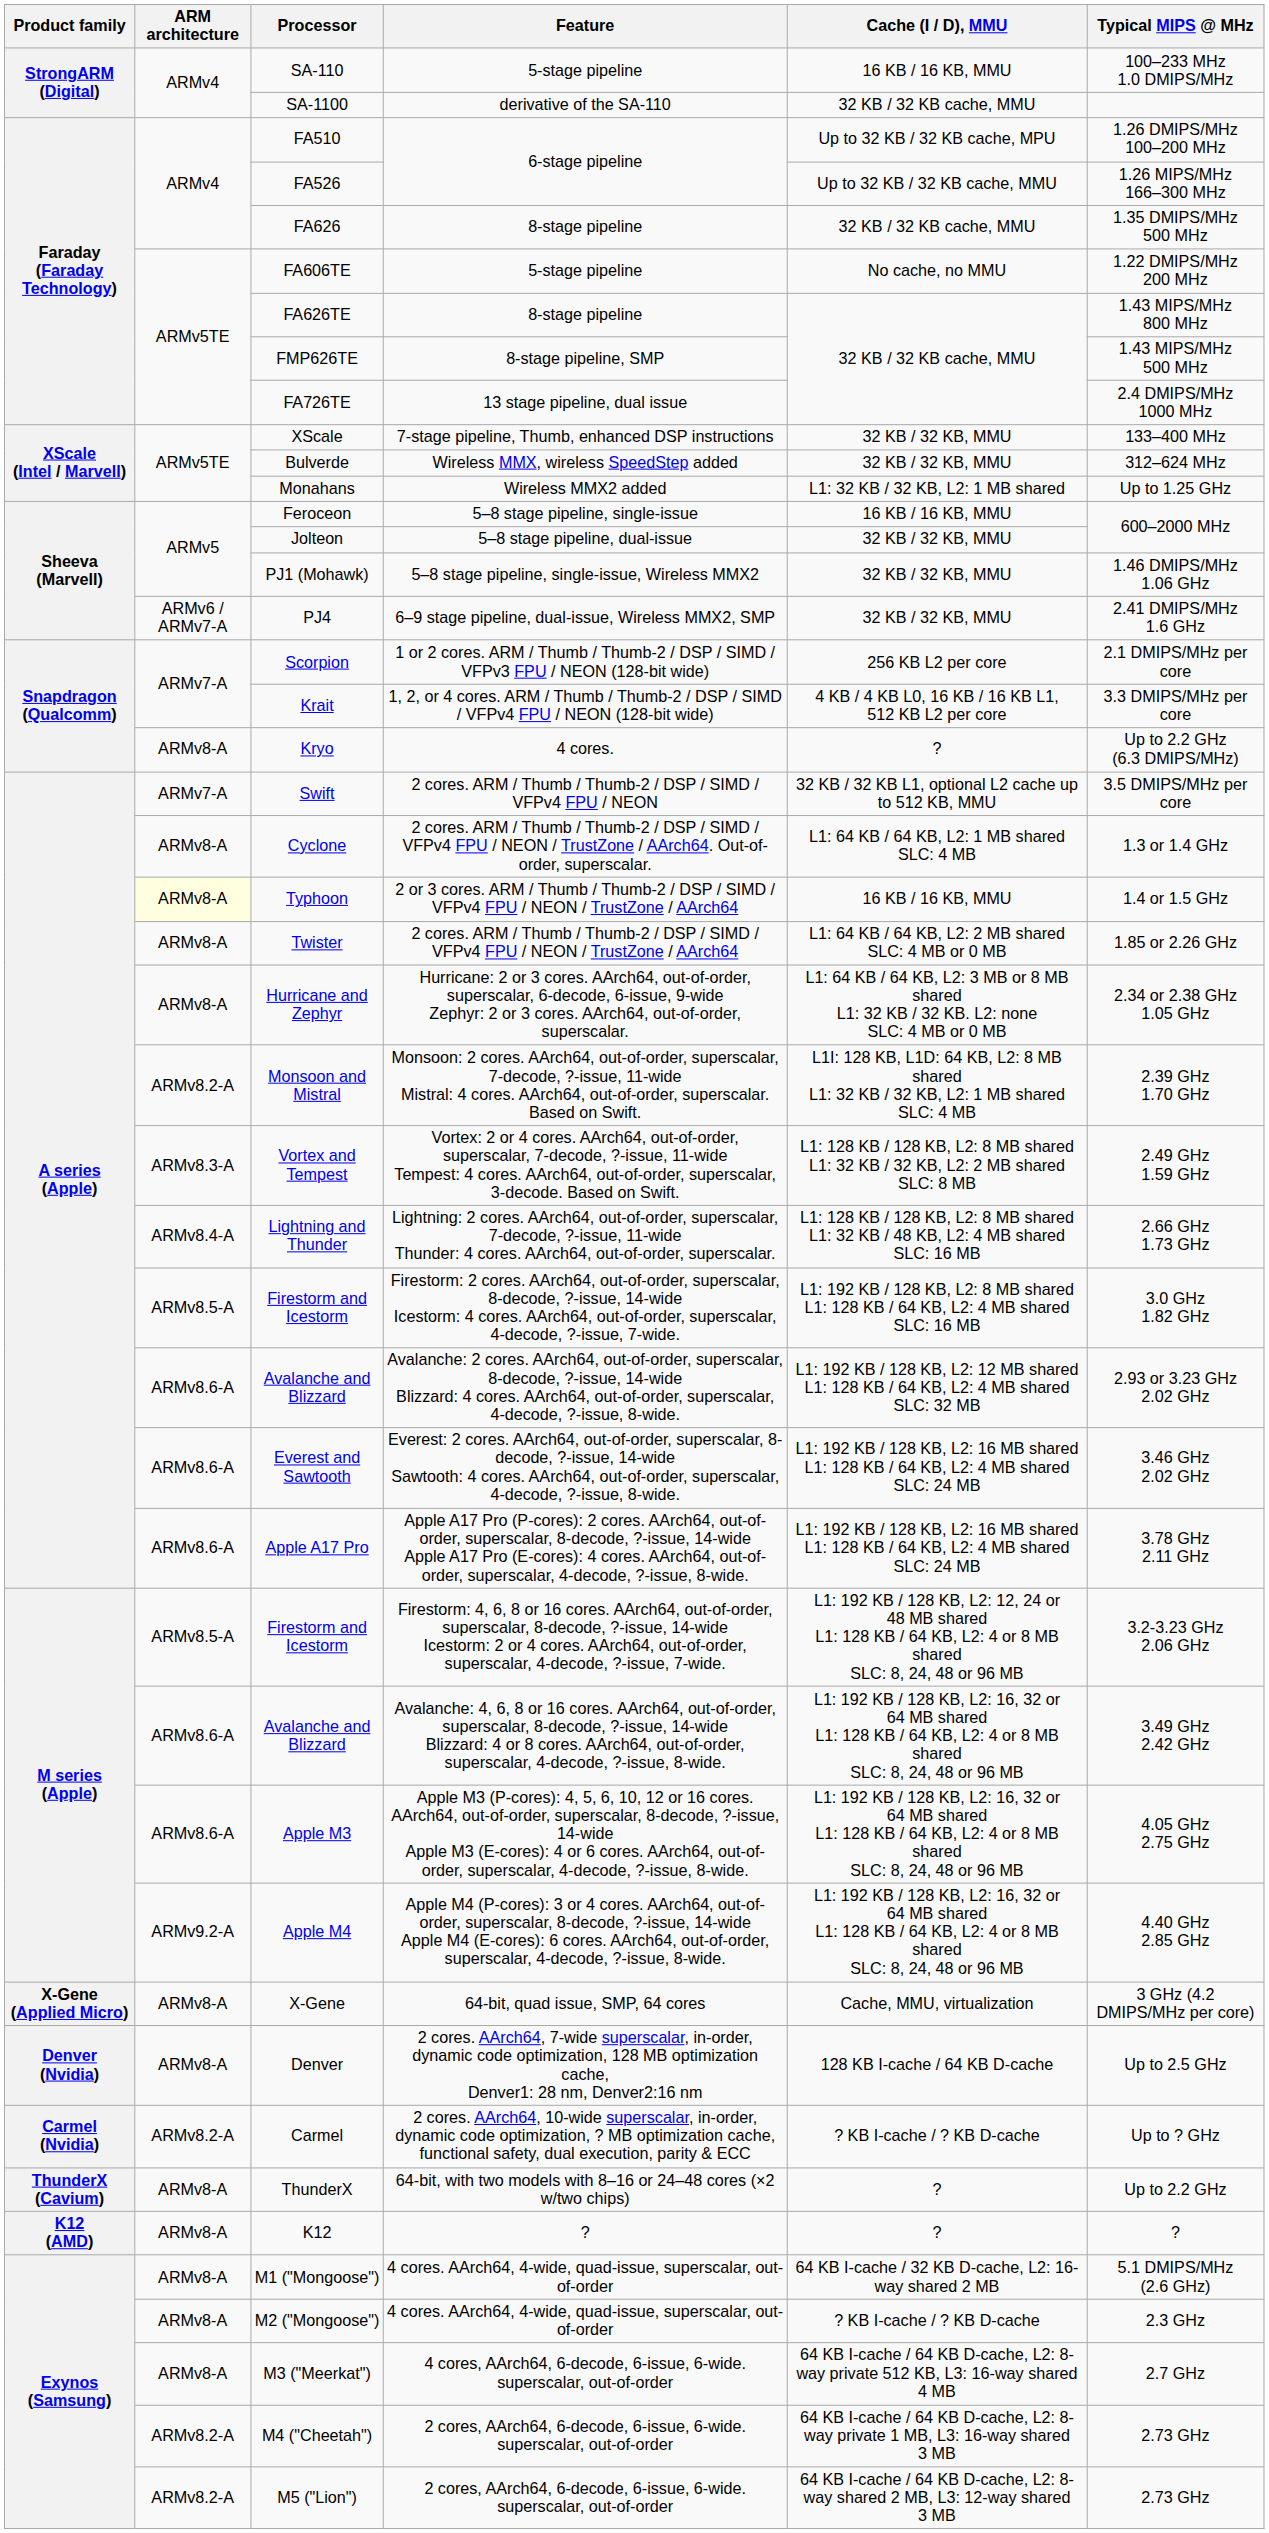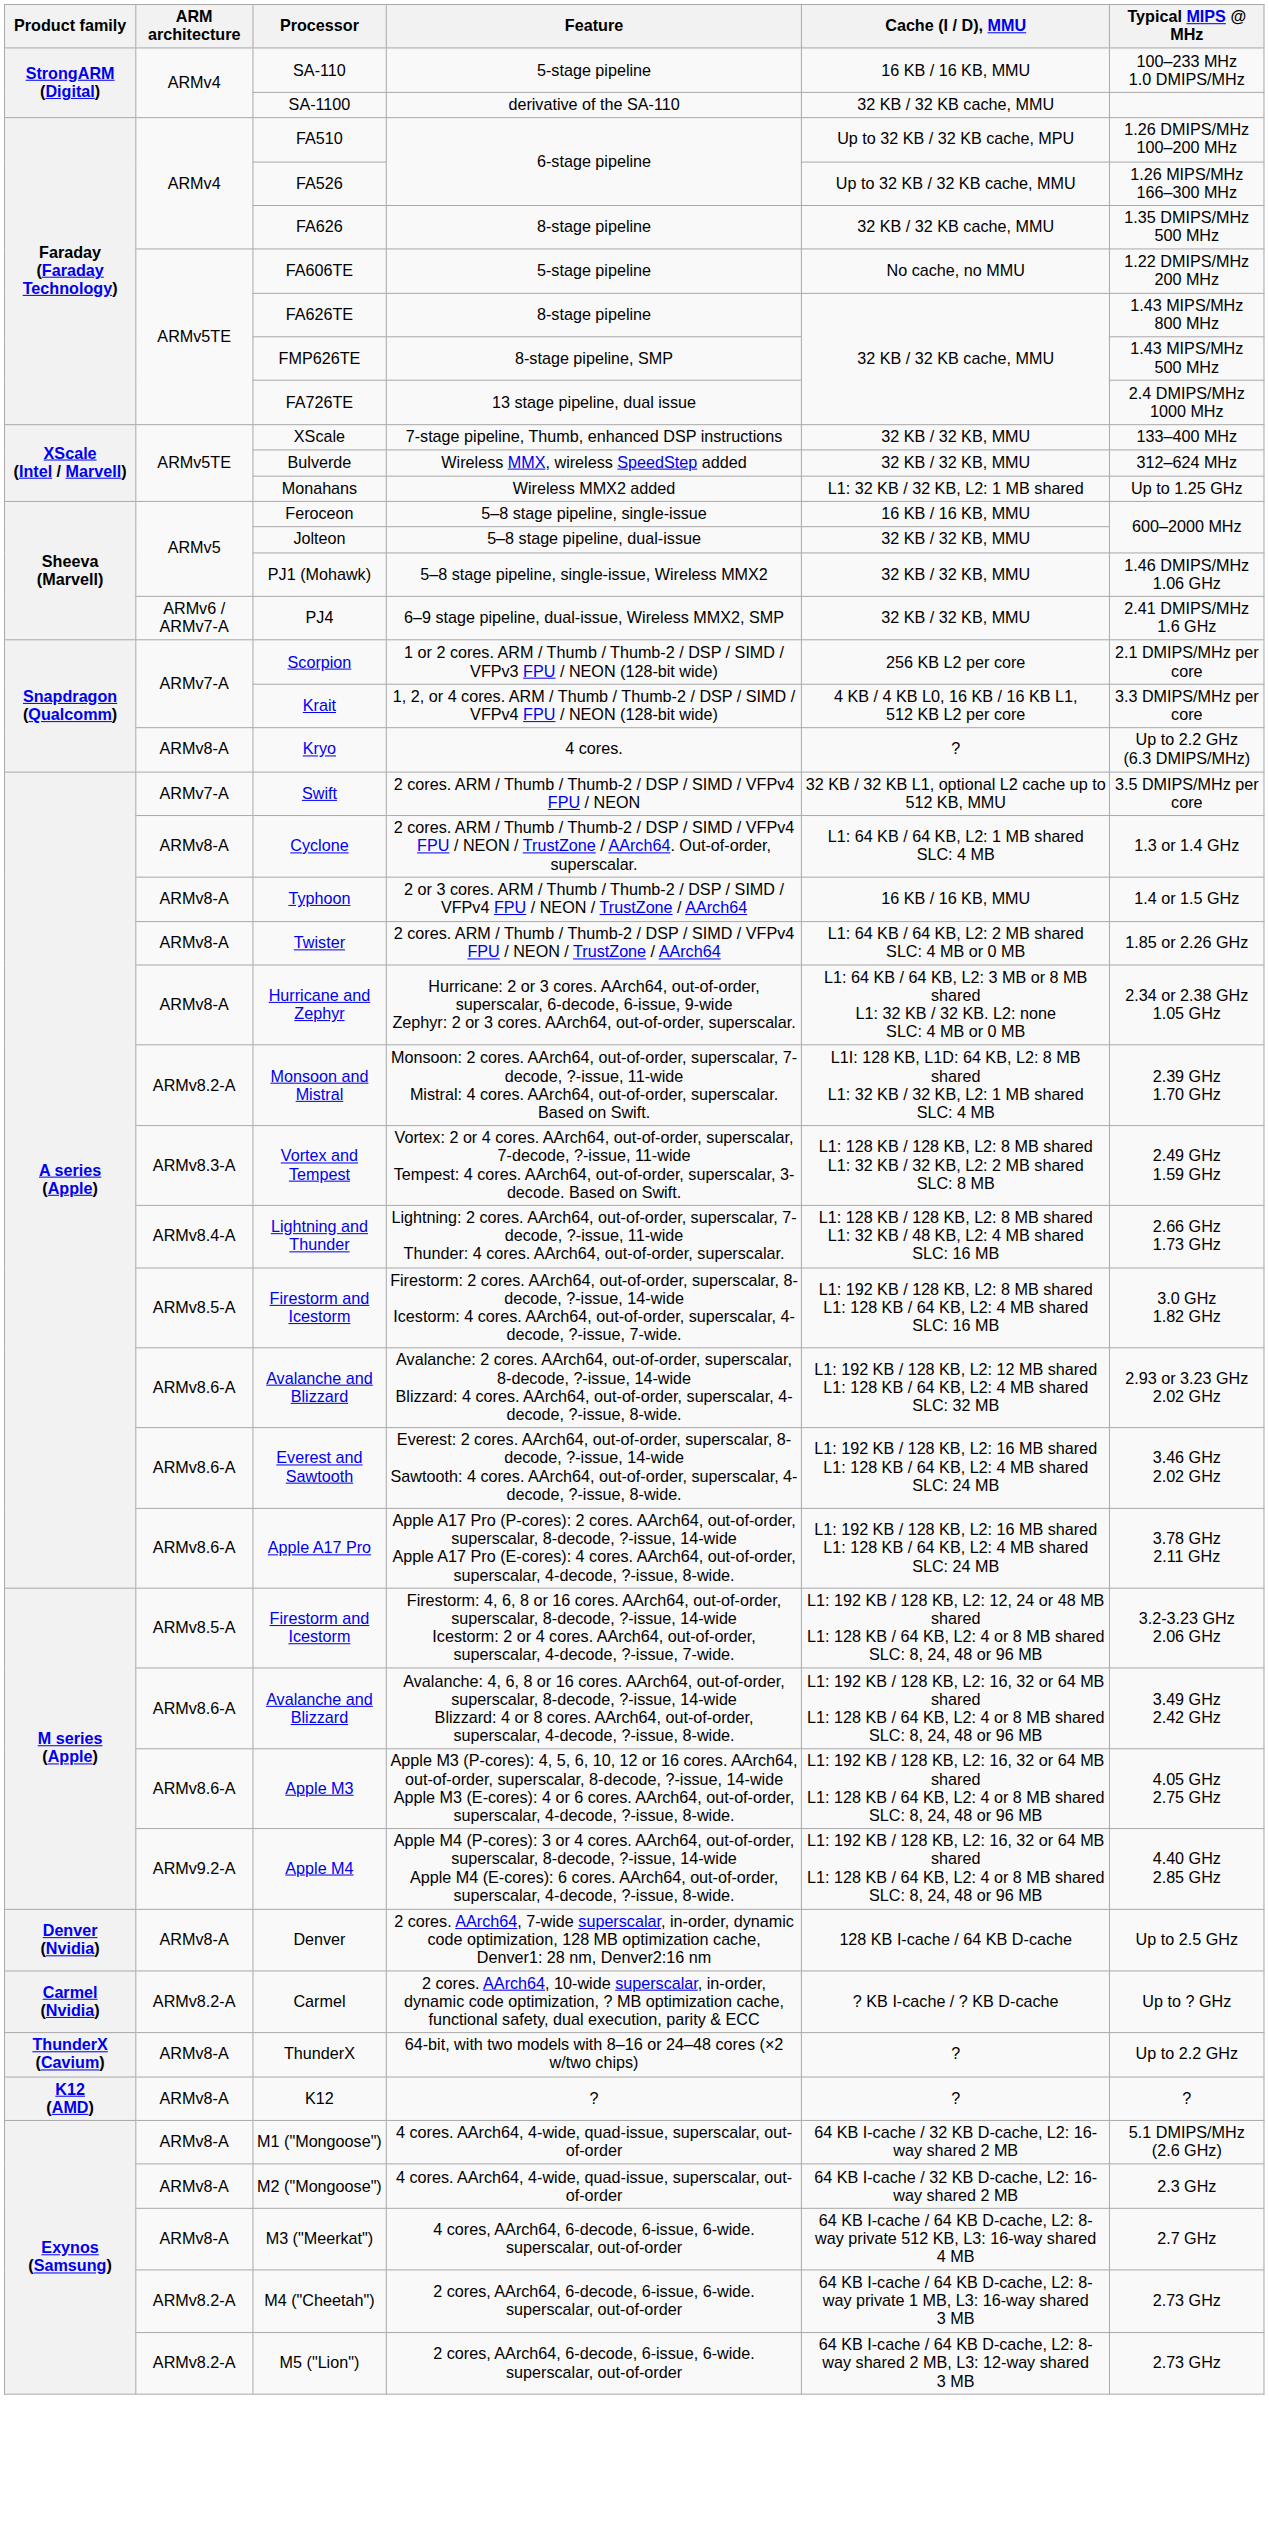(193, 899) lightyellow background -> (194, 899) no background
- row: (317, 2003)
(937, 2320) ? KB I-cache / ? KB D-cache -> (956, 2186) 64 KB I-cache / 32 KB D-cache, L2: 16-way shared 2 MB
